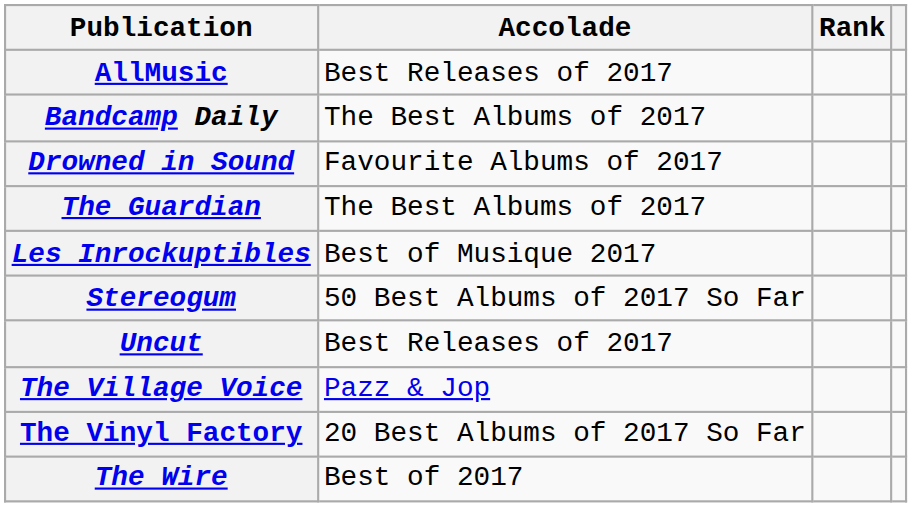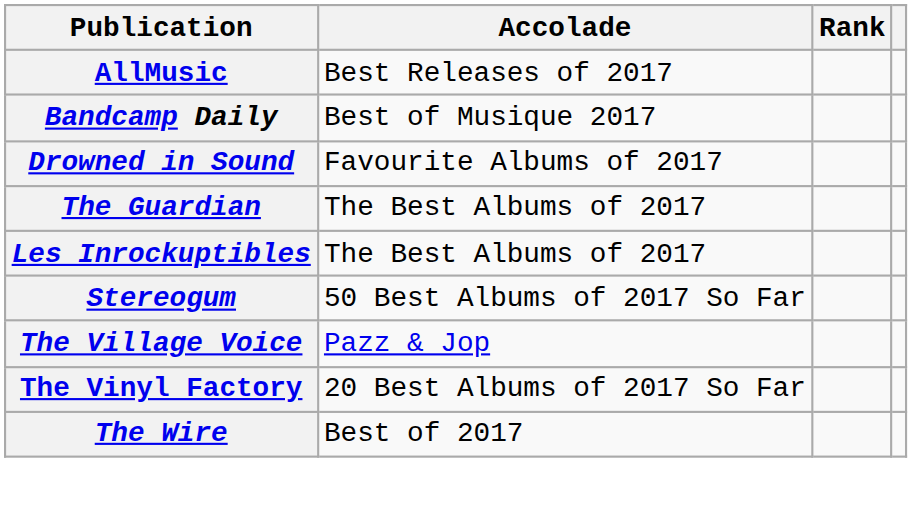(515, 118) The Best Albums of 2017 -> (490, 118) Best of Musique 2017
(490, 253) Best of Musique 2017 -> (515, 253) The Best Albums of 2017
- row: (161, 344)
